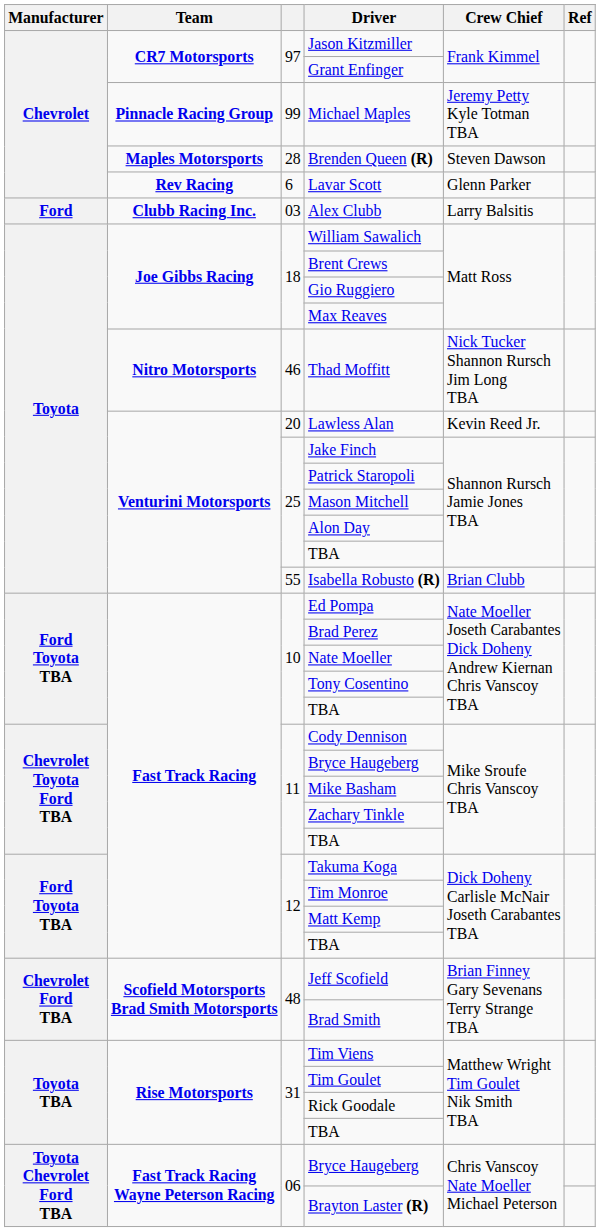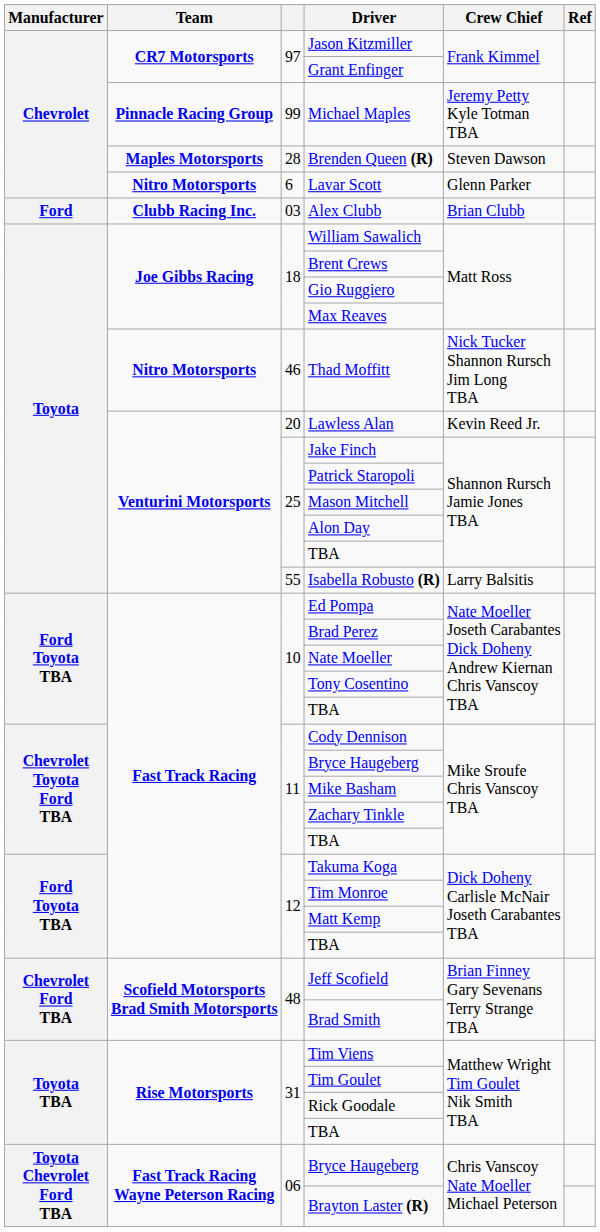(194, 185) Rev Racing -> (194, 185) Nitro Motorsports
(490, 211) Larry Balsitis -> (486, 211) Brian Clubb
(486, 580) Brian Clubb -> (490, 580) Larry Balsitis
